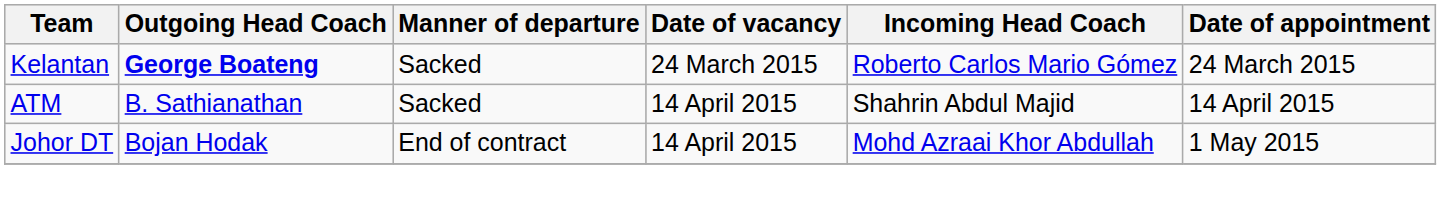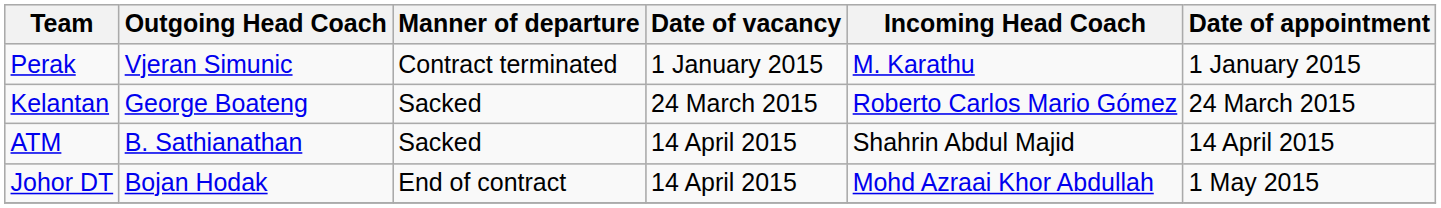+ row: (43, 63)
(222, 63) bold -> (216, 103) normal
